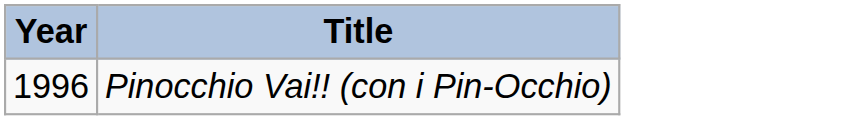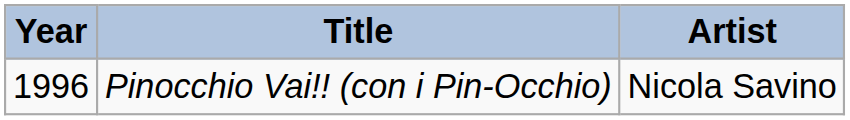+ column: (732, 31)
